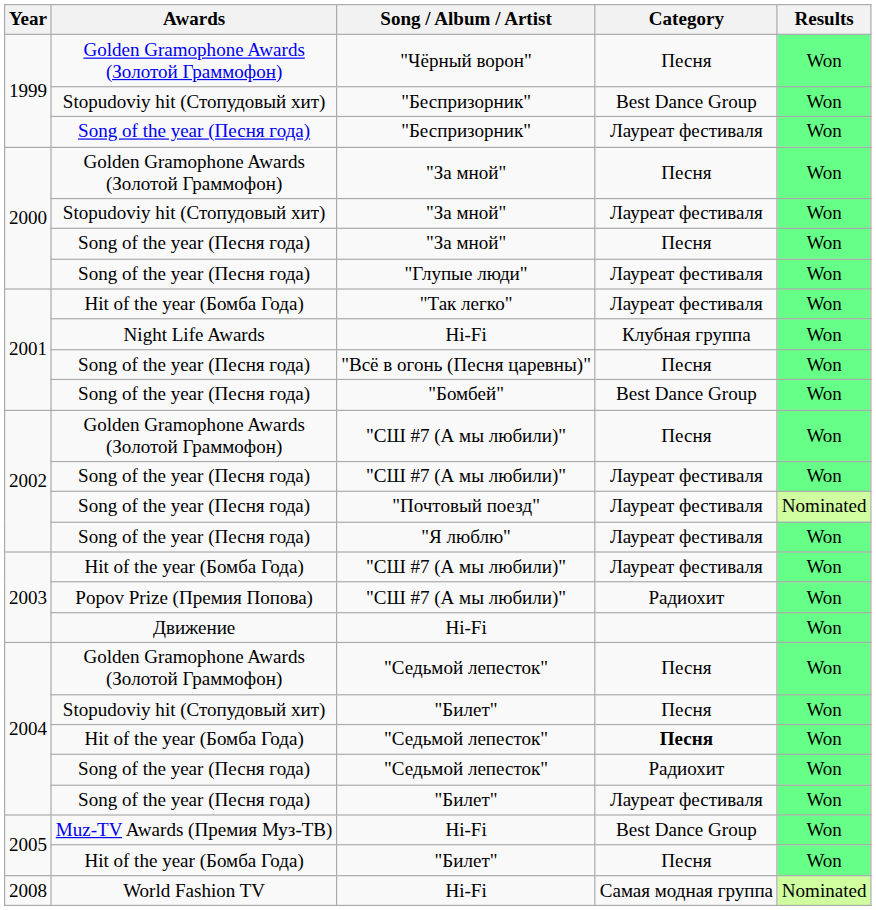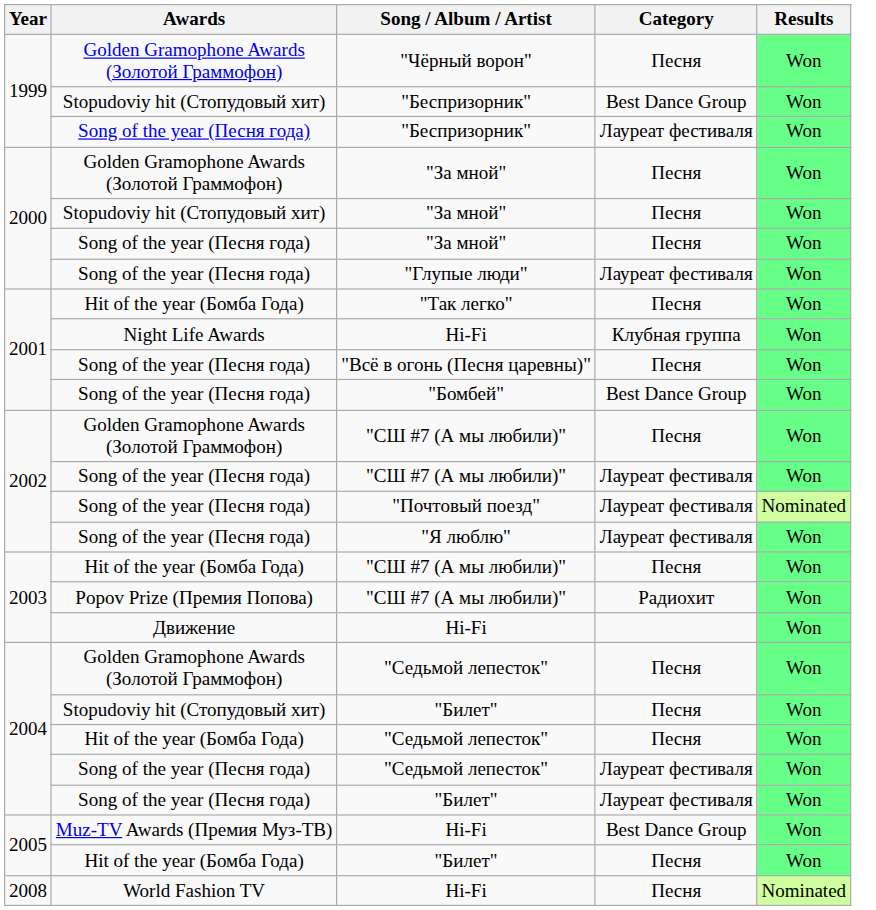(686, 213) Лауреат фестиваля -> (676, 213) Песня
(686, 304) Лауреат фестиваля -> (676, 304) Песня
(686, 566) Лауреат фестиваля -> (676, 566) Песня
(686, 739) bold -> (676, 739) normal
(686, 769) Радиохит -> (676, 769) Лауреат фестиваля
(686, 890) Самая модная группа -> (676, 890) Песня
